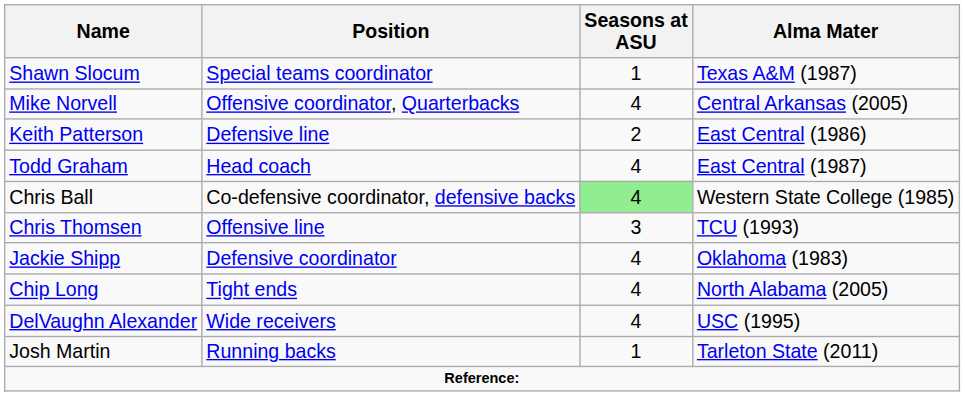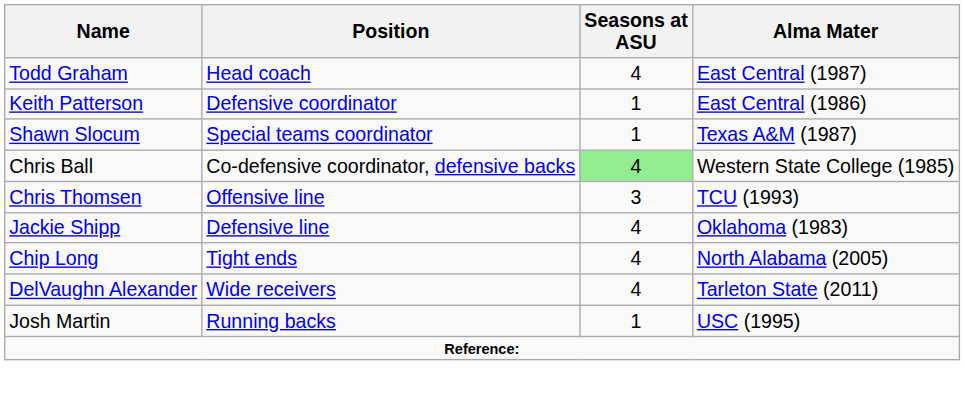rows swapped: (69, 166) <-> (75, 73)
- row: (63, 104)
(268, 135) Defensive line -> (302, 104) Defensive coordinator
(636, 135) 2 -> (636, 104) 1
(302, 259) Defensive coordinator -> (268, 228) Defensive line
(749, 321) USC (1995) -> (788, 290) Tarleton State (2011)
(788, 352) Tarleton State (2011) -> (749, 321) USC (1995)
